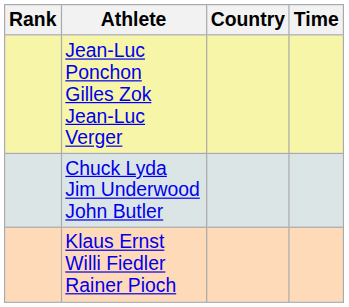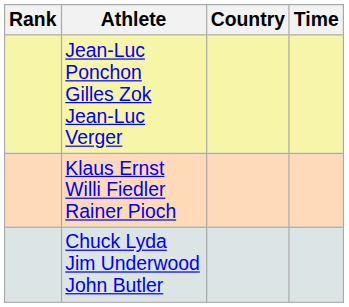rows swapped: (133, 190) <-> (121, 264)
